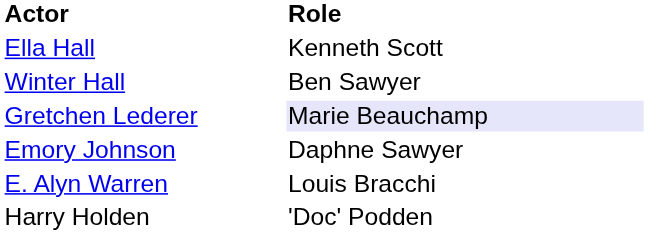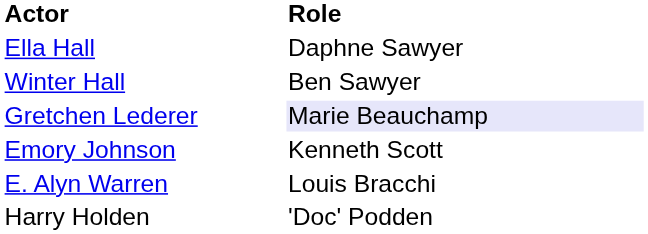(365, 48) Kenneth Scott -> (376, 48) Daphne Sawyer
(376, 149) Daphne Sawyer -> (365, 149) Kenneth Scott
